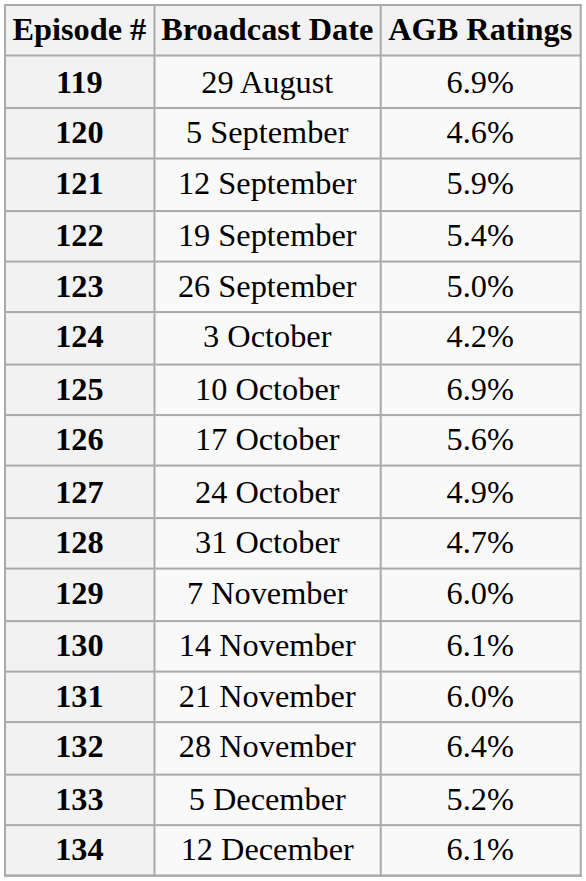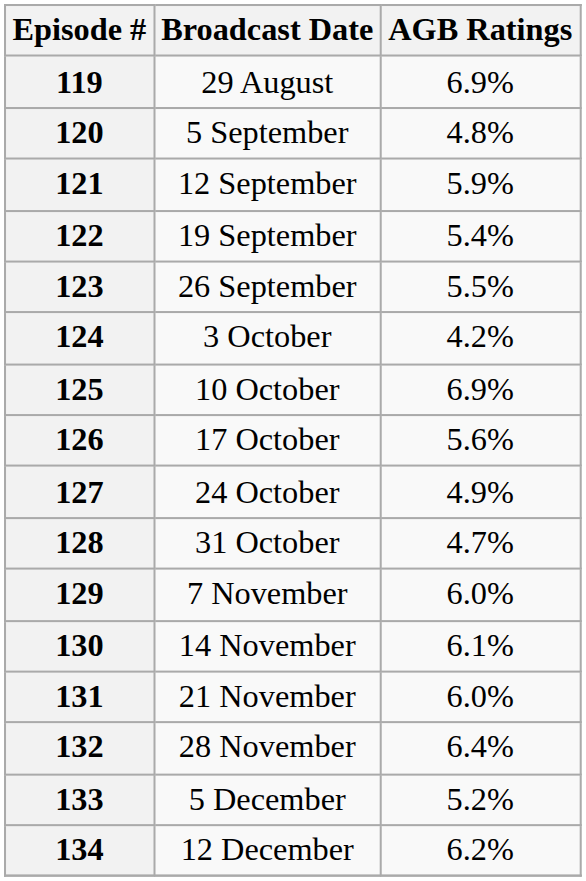(480, 132) 4.6% -> (480, 132) 4.8%
(480, 286) 5.0% -> (480, 286) 5.5%
(480, 850) 6.1% -> (480, 850) 6.2%
